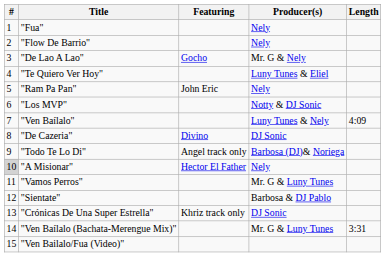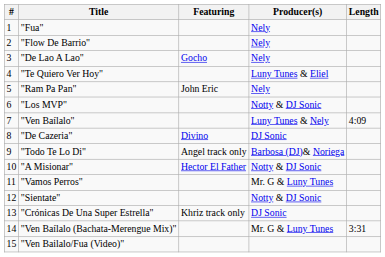(278, 58) Mr. G & Nely -> (261, 58) Nely
(11, 167) lightgrey background -> (11, 167) no background
(261, 167) Nely -> (286, 167) Notty & DJ Sonic
(291, 197) Barbosa & DJ Pablo -> (286, 197) Notty & DJ Sonic
